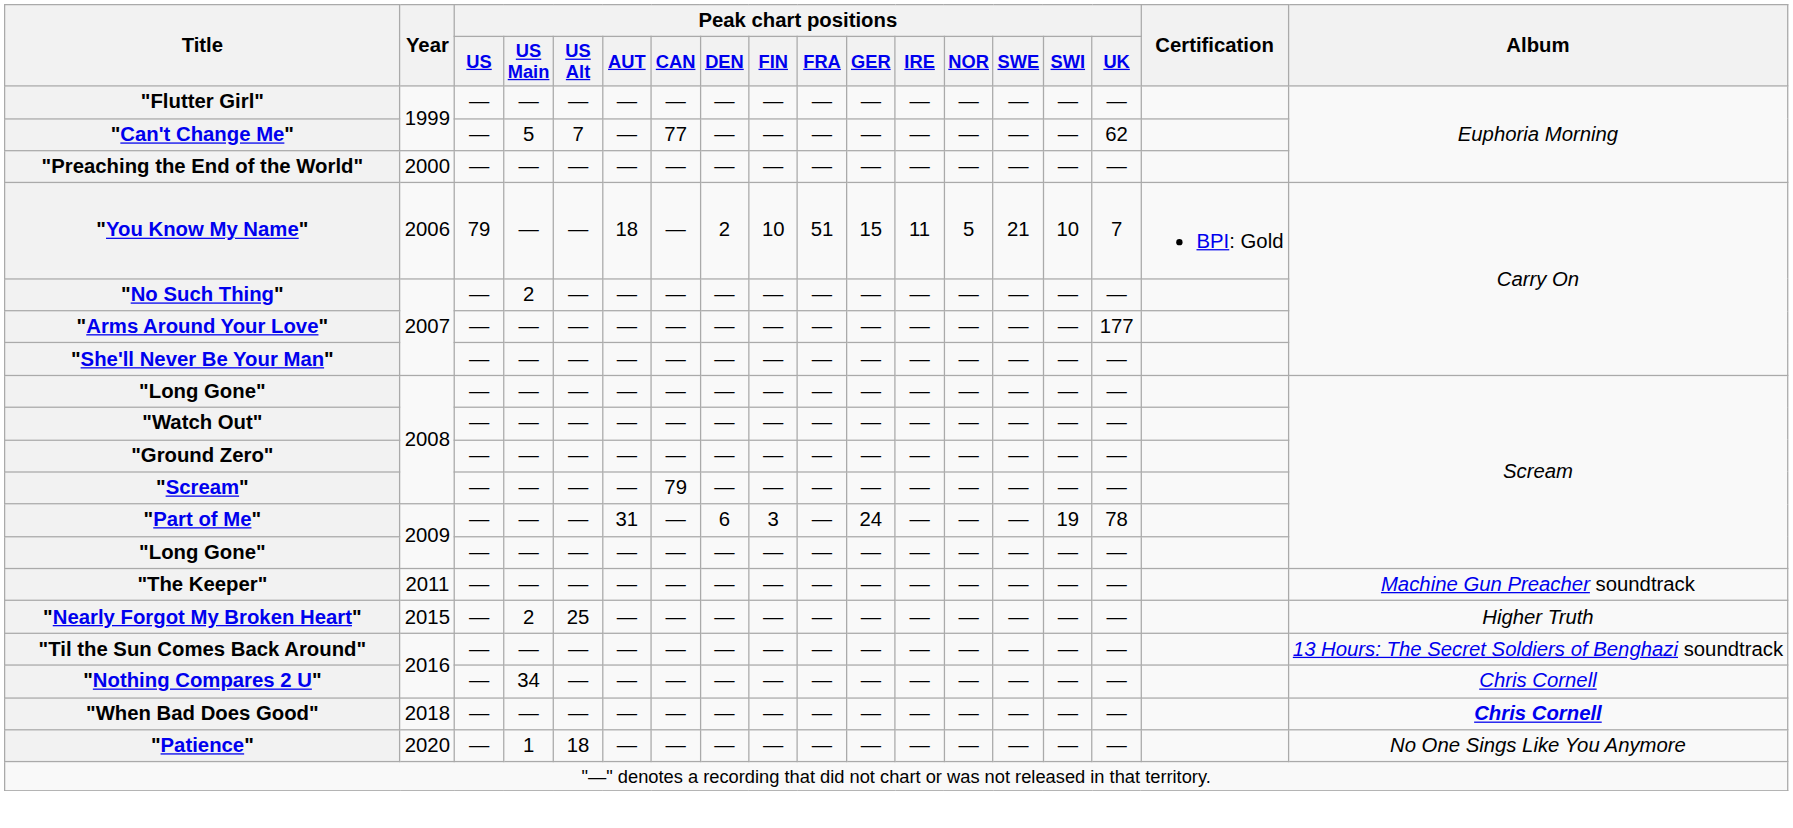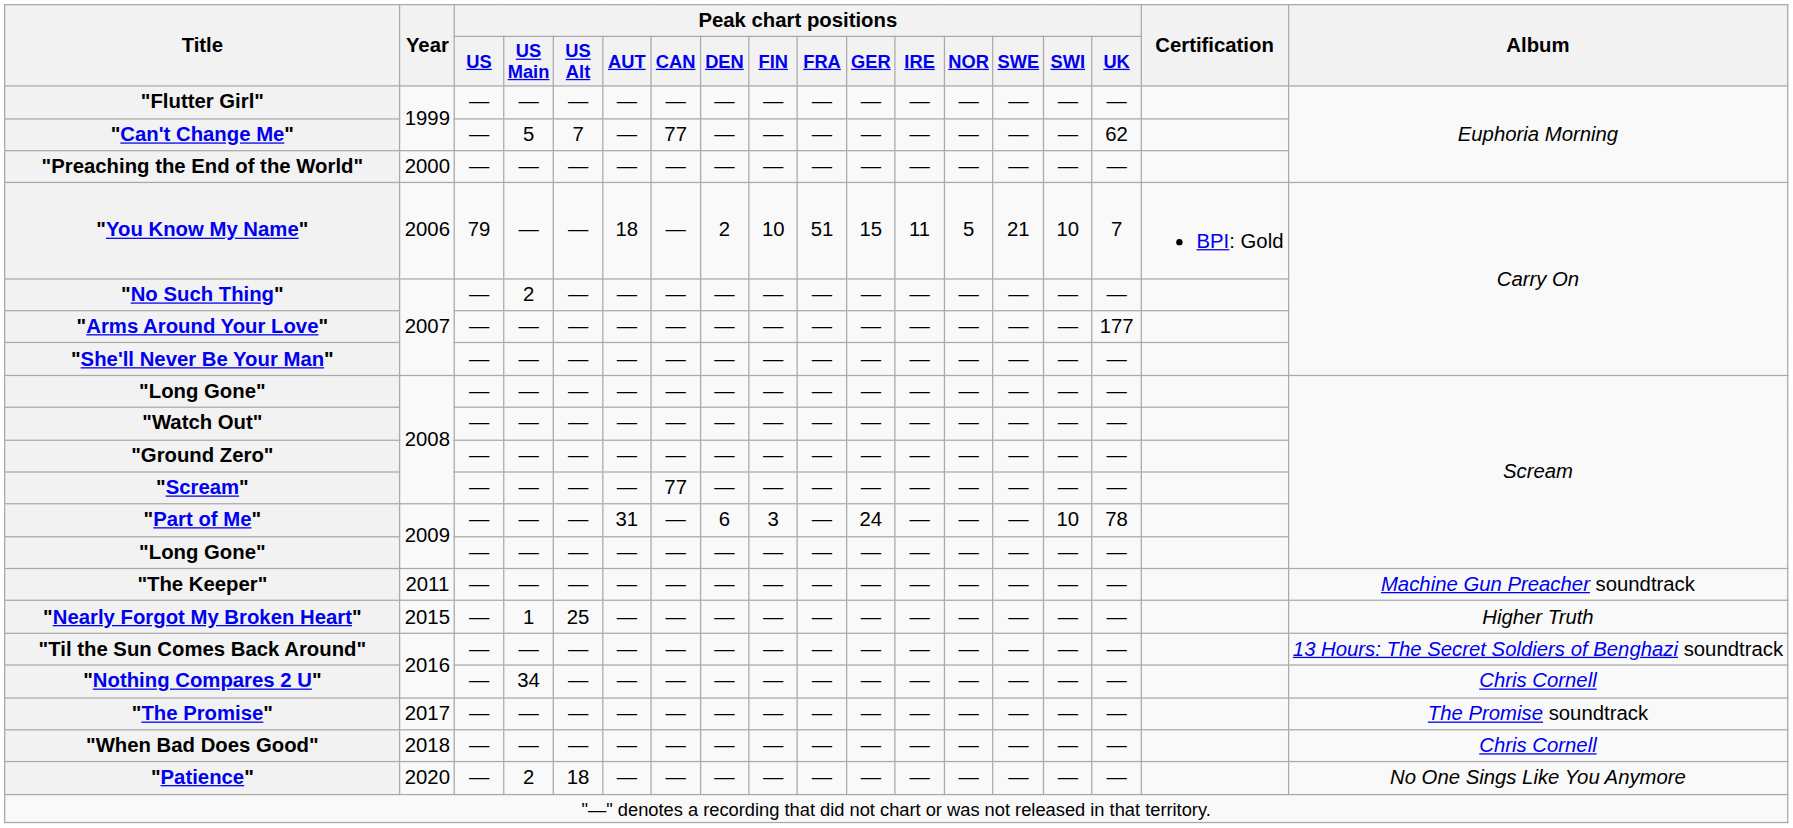(676, 487) 79 -> (676, 487) 77
(1068, 520) 19 -> (1068, 520) 10
(529, 616) 2 -> (529, 616) 1
+ row: (202, 713)
(1538, 713) bold -> (1538, 745) normal
(529, 745) 1 -> (529, 777) 2
